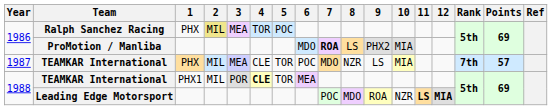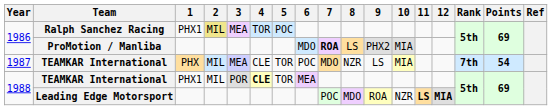(190, 29) PHX -> (190, 29) PHX1
(504, 63) 57 -> (504, 63) 54
